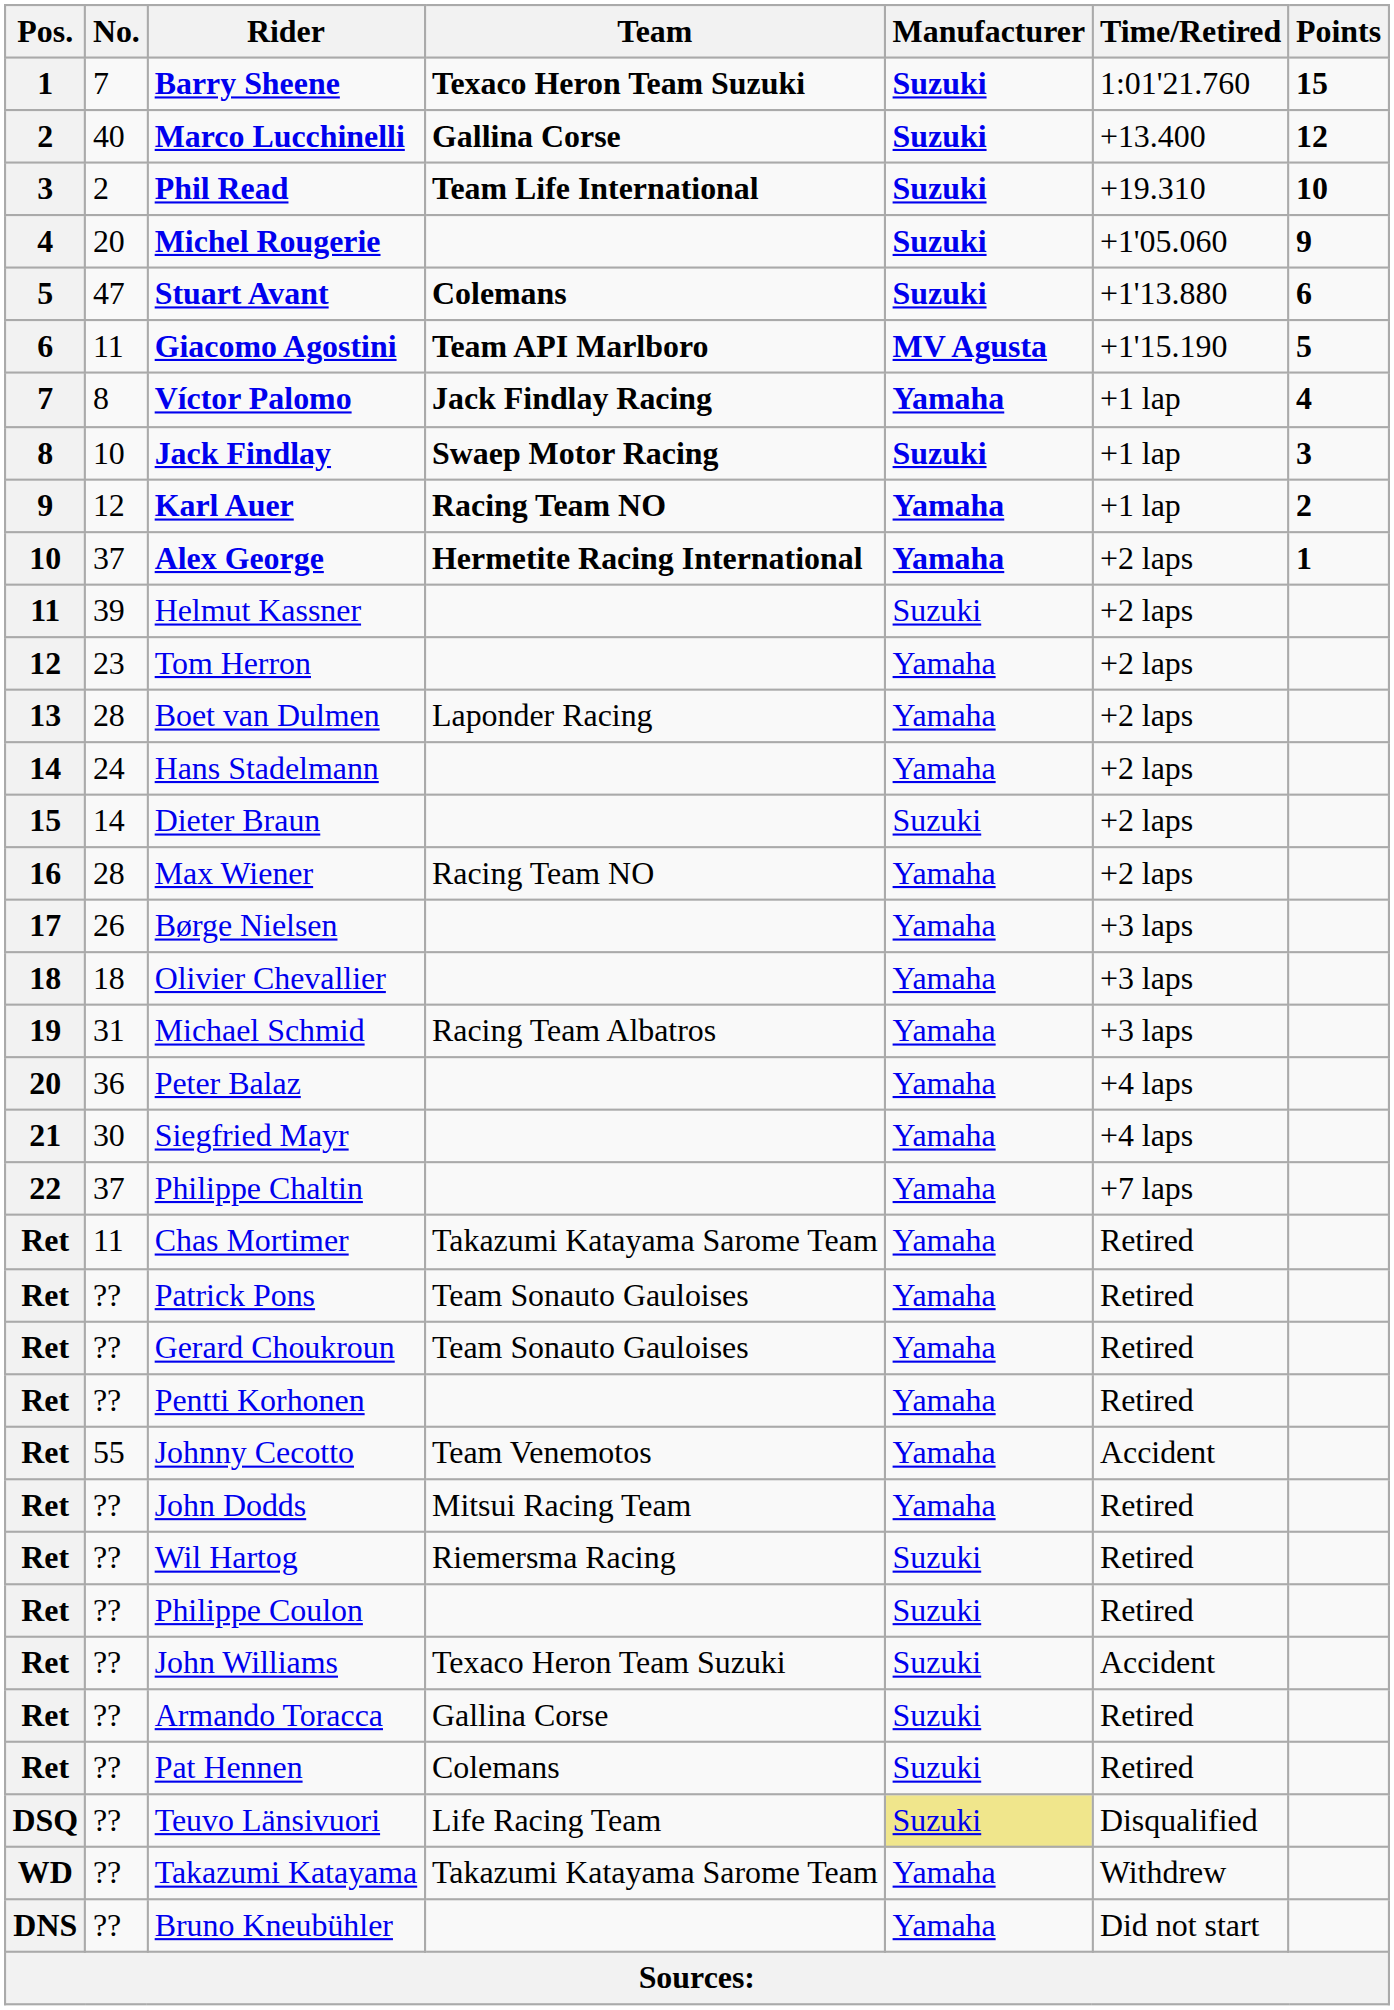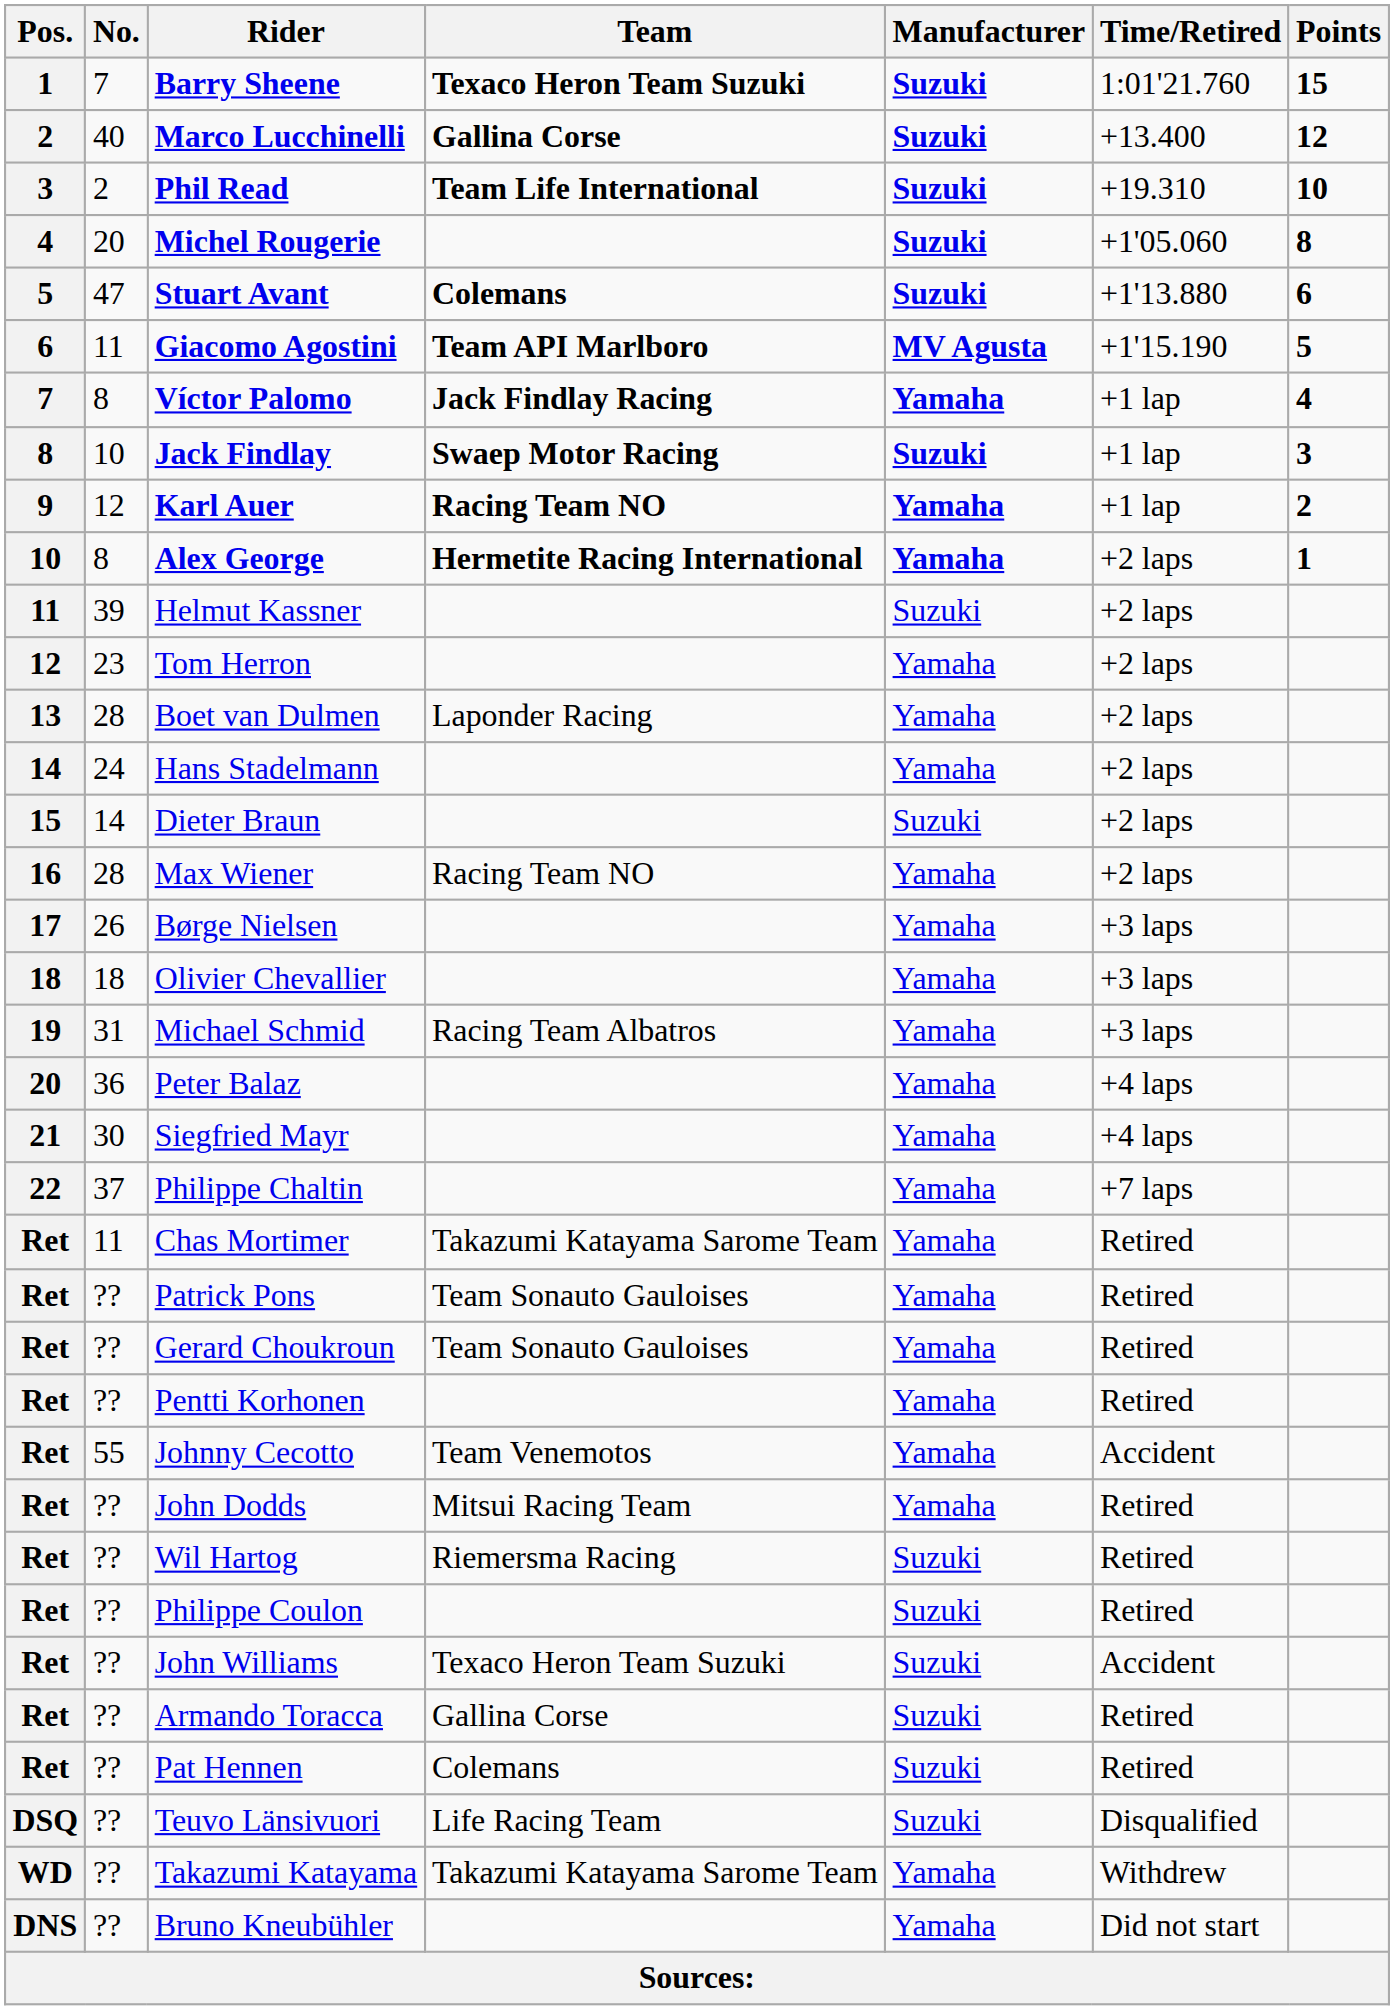(1304, 241) 9 -> (1304, 241) 8
(109, 557) 37 -> (101, 557) 8
(937, 1820) khaki background -> (937, 1820) no background
